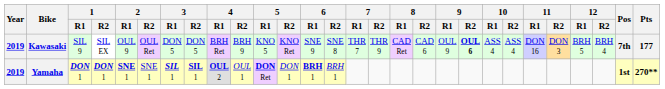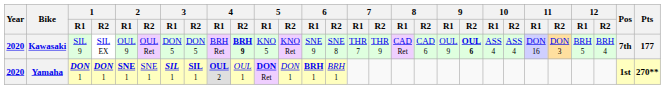(15, 46) 2019 -> (15, 46) 2020
(242, 46) normal -> (243, 46) bold
(15, 72) 2019 -> (15, 72) 2020
